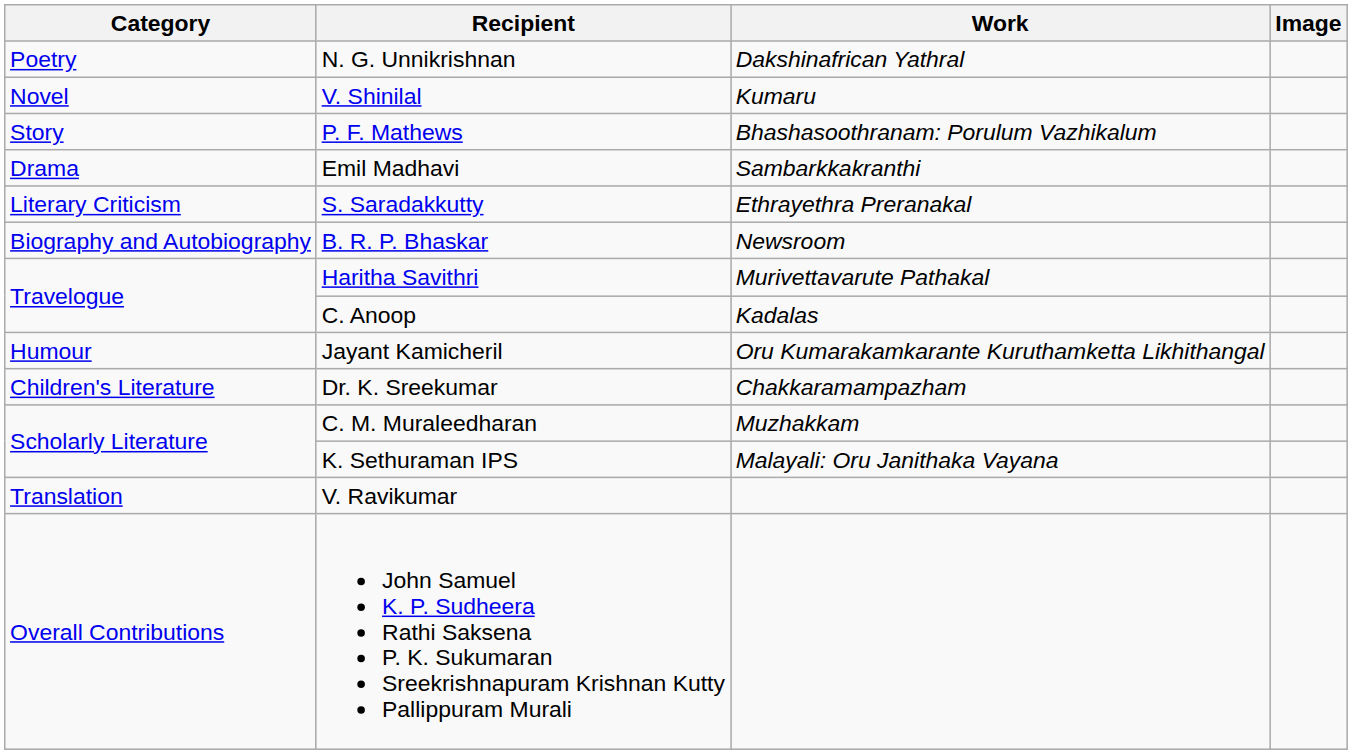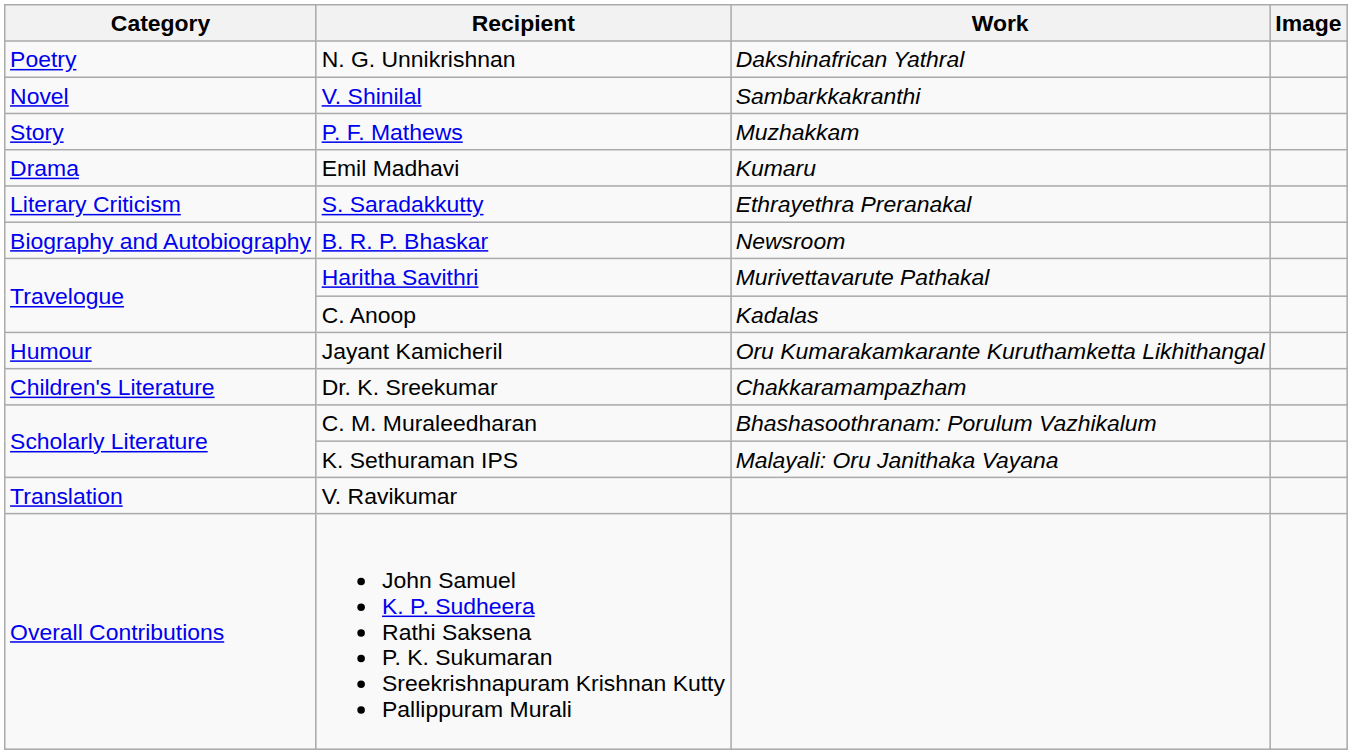(776, 96) Kumaru -> (828, 96) Sambarkkakranthi
(946, 132) Bhashasoothranam: Porulum Vazhikalum -> (797, 132) Muzhakkam
(828, 168) Sambarkkakranthi -> (776, 168) Kumaru
(797, 423) Muzhakkam -> (946, 423) Bhashasoothranam: Porulum Vazhikalum
